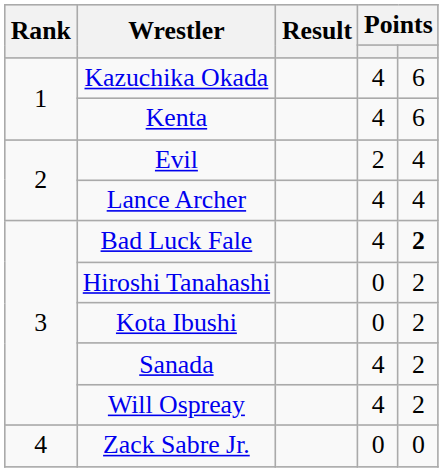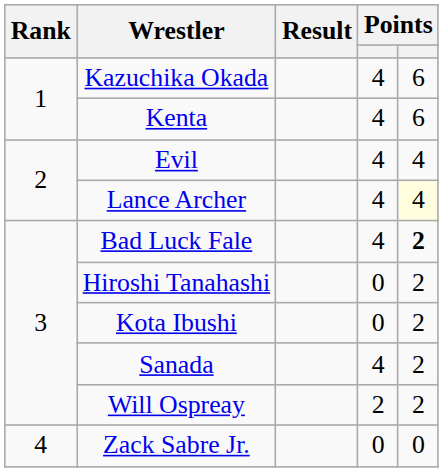(378, 159) 2 -> (378, 159) 4
(418, 200) no background -> (418, 200) lightyellow background
(378, 404) 4 -> (378, 404) 2
